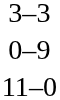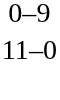- row: (29, 13)
